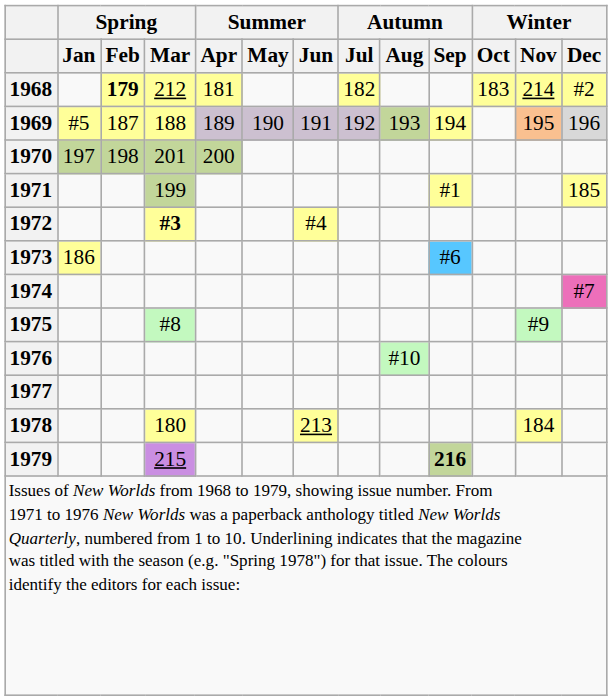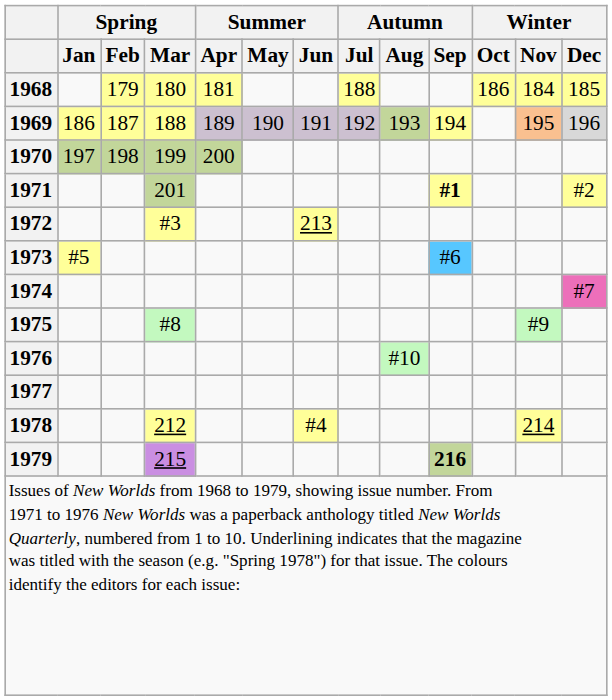(123, 89) bold -> (123, 89) normal
(170, 89) 212 -> (170, 89) 180
(359, 89) 182 -> (359, 89) 188
(493, 89) 183 -> (493, 89) 186
(538, 89) 214 -> (538, 89) 184
(584, 89) #2 -> (584, 89) 185
(79, 122) #5 -> (79, 122) 186
(170, 156) 201 -> (170, 156) 199
(170, 189) 199 -> (170, 189) 201
(450, 189) normal -> (450, 189) bold
(584, 189) 185 -> (584, 189) #2
(170, 223) bold -> (170, 223) normal
(316, 223) #4 -> (316, 223) 213
(79, 257) 186 -> (79, 257) #5
(170, 424) 180 -> (170, 424) 212
(316, 424) 213 -> (316, 424) #4
(538, 424) 184 -> (538, 424) 214
